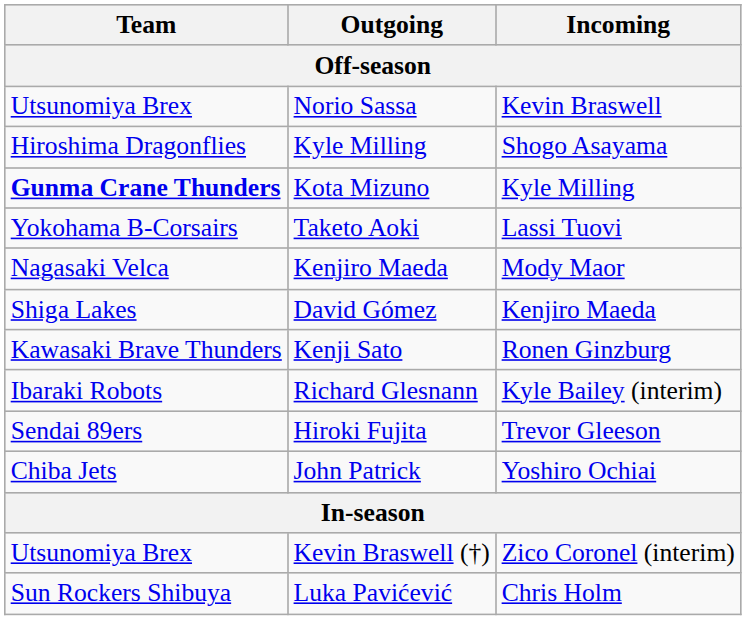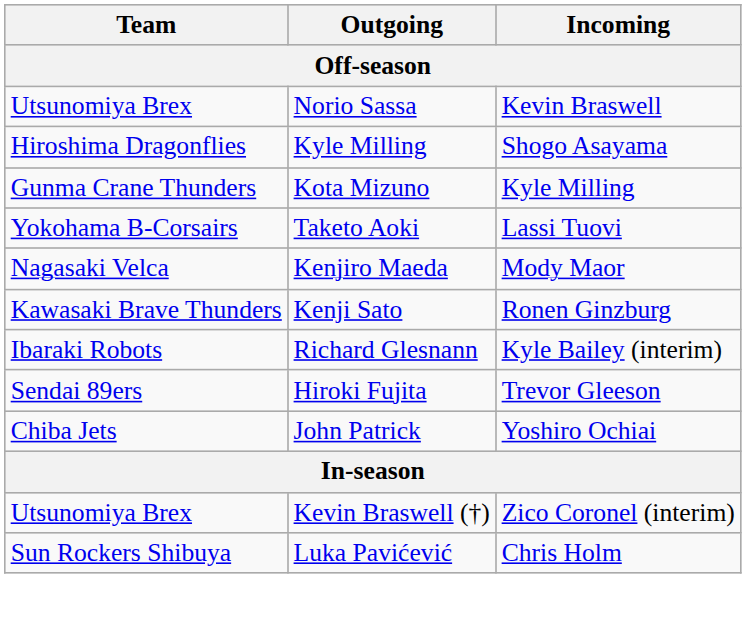(146, 187) bold -> (133, 187) normal
- row: (365, 308)
